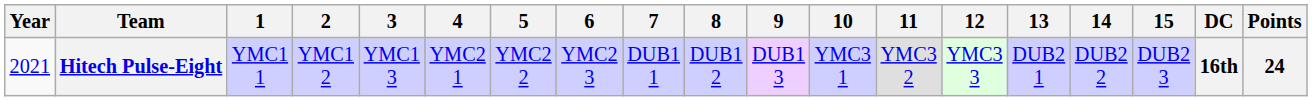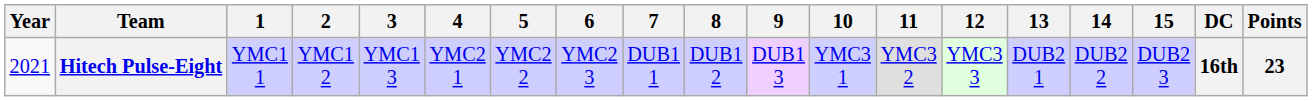(1275, 66) 24 -> (1275, 66) 23
